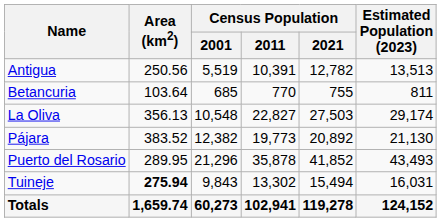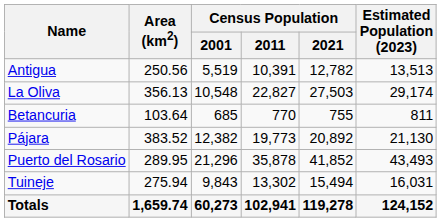rows swapped: (42, 92) <-> (34, 115)
(166, 183) bold -> (166, 183) normal
